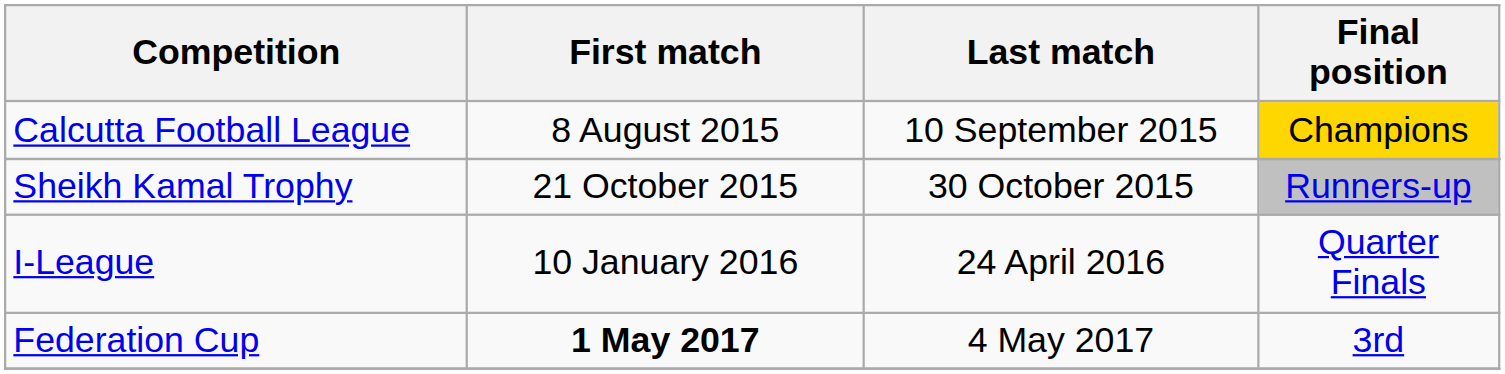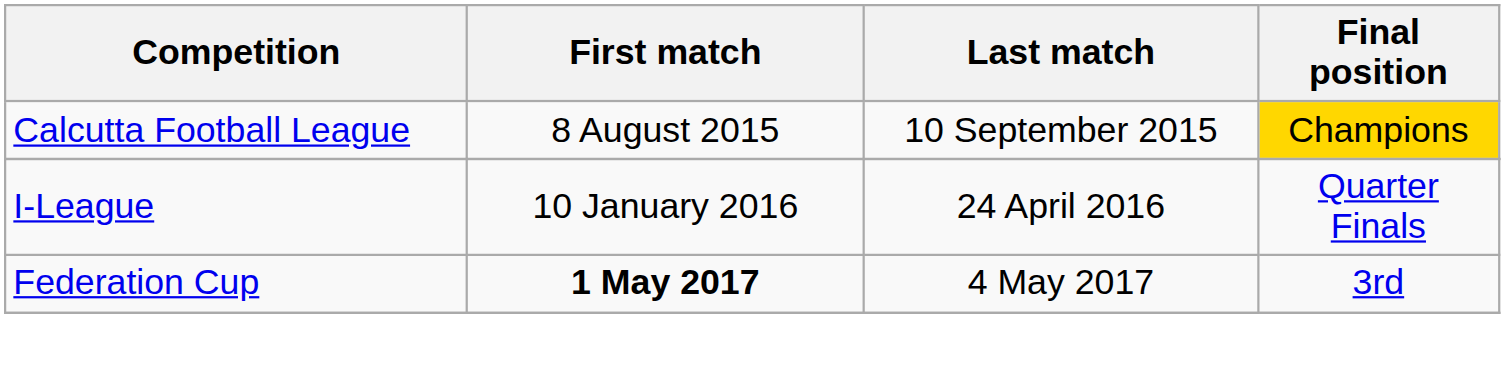- row: (183, 186)
